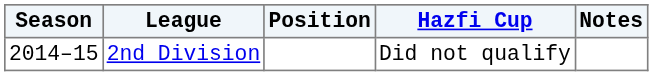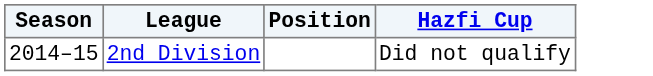- column: (611, 21)
